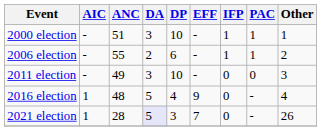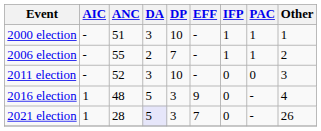(173, 55) 6 -> (173, 55) 7
(118, 75) 49 -> (118, 75) 52
(173, 95) 4 -> (173, 95) 3
